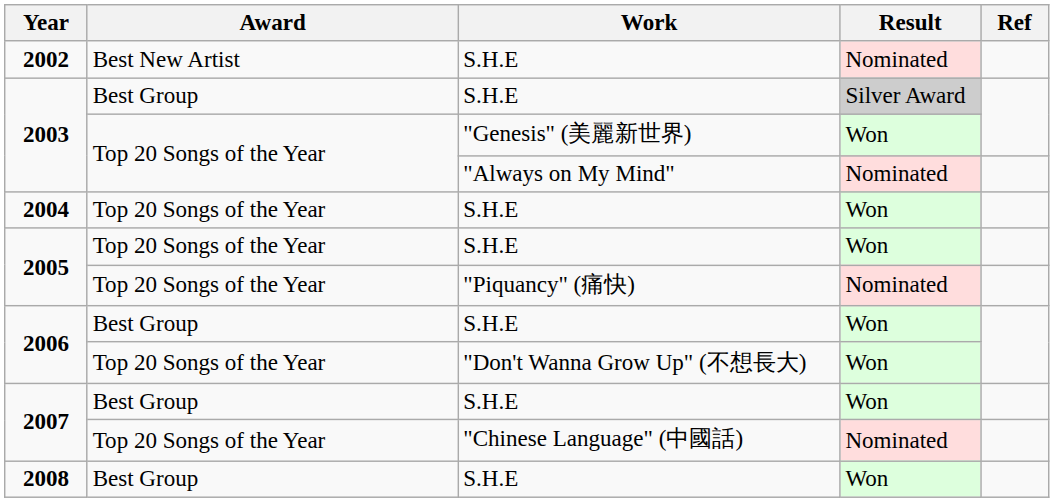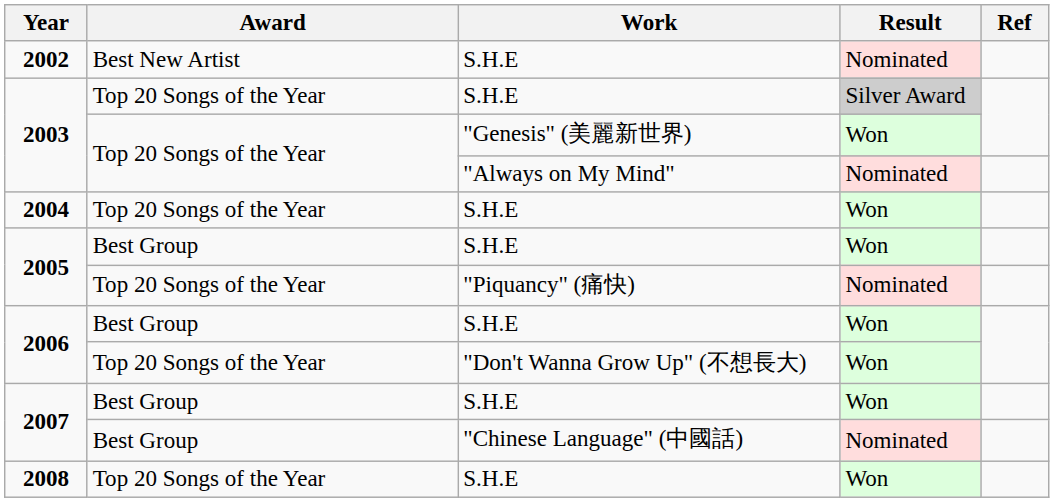(145, 95) Best Group -> (209, 95) Top 20 Songs of the Year
(209, 246) Top 20 Songs of the Year -> (145, 246) Best Group
(209, 439) Top 20 Songs of the Year -> (145, 439) Best Group
(145, 478) Best Group -> (209, 478) Top 20 Songs of the Year
